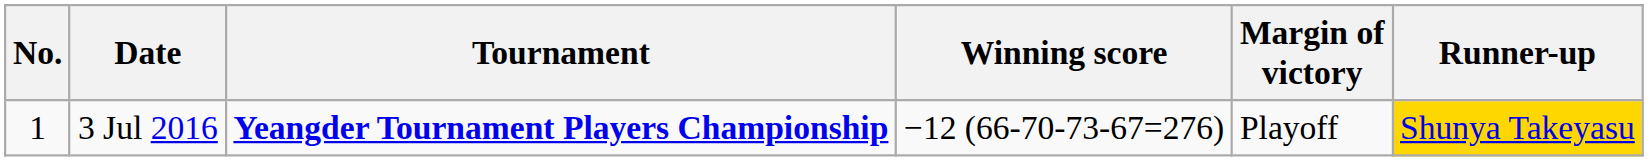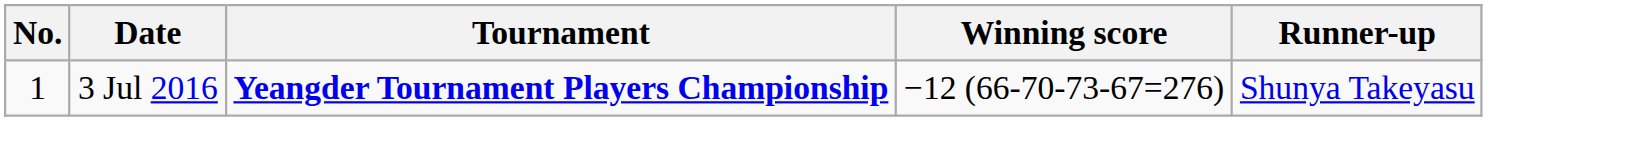- column: (1312, 52)
(1517, 127) gold background -> (1357, 87) no background
